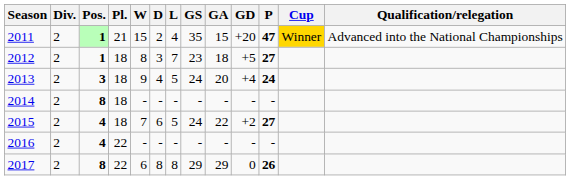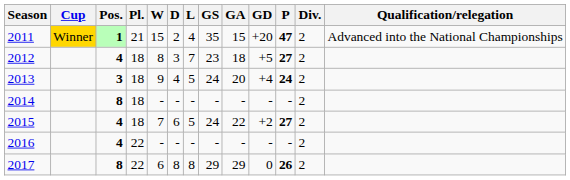columns swapped: (65, 15) <-> (301, 15)
(102, 57) 1 -> (119, 57) 4
